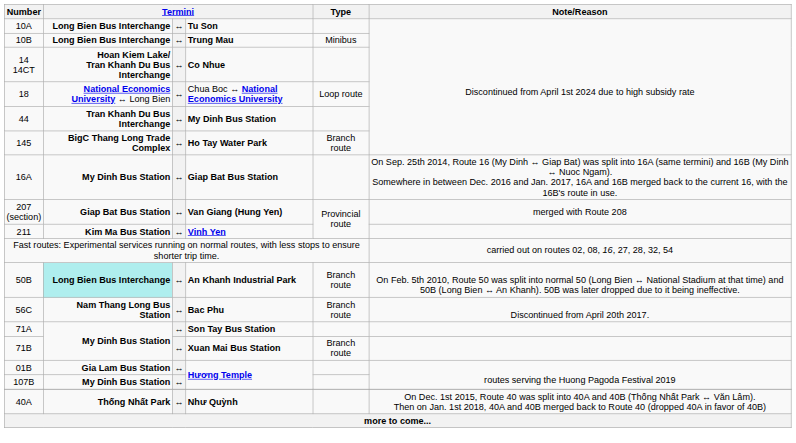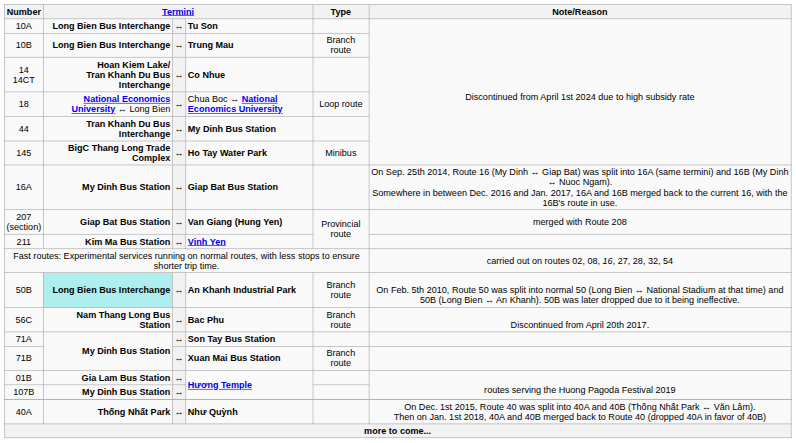(341, 41) Minibus -> (341, 46) Branch route
(341, 143) Branch route -> (341, 153) Minibus
